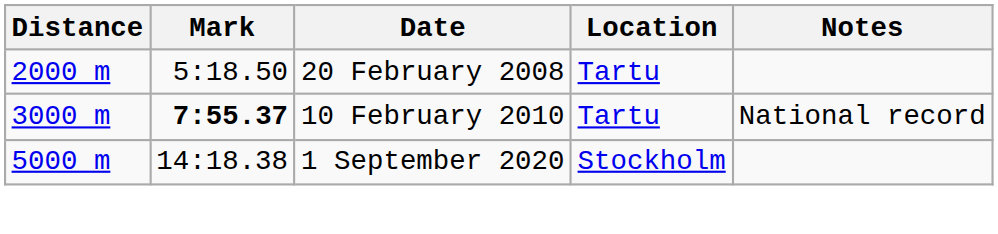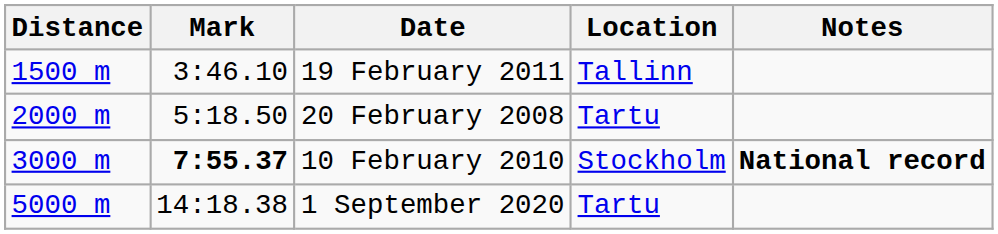+ row: (433, 72)
(619, 117) Tartu -> (652, 162) Stockholm
(862, 117) normal -> (862, 162) bold
(652, 162) Stockholm -> (619, 206) Tartu
